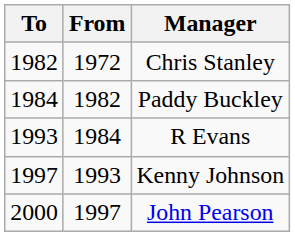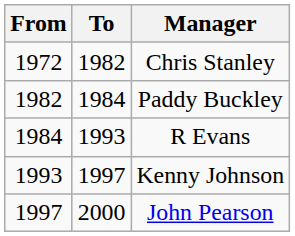columns swapped: (97, 23) <-> (34, 23)
